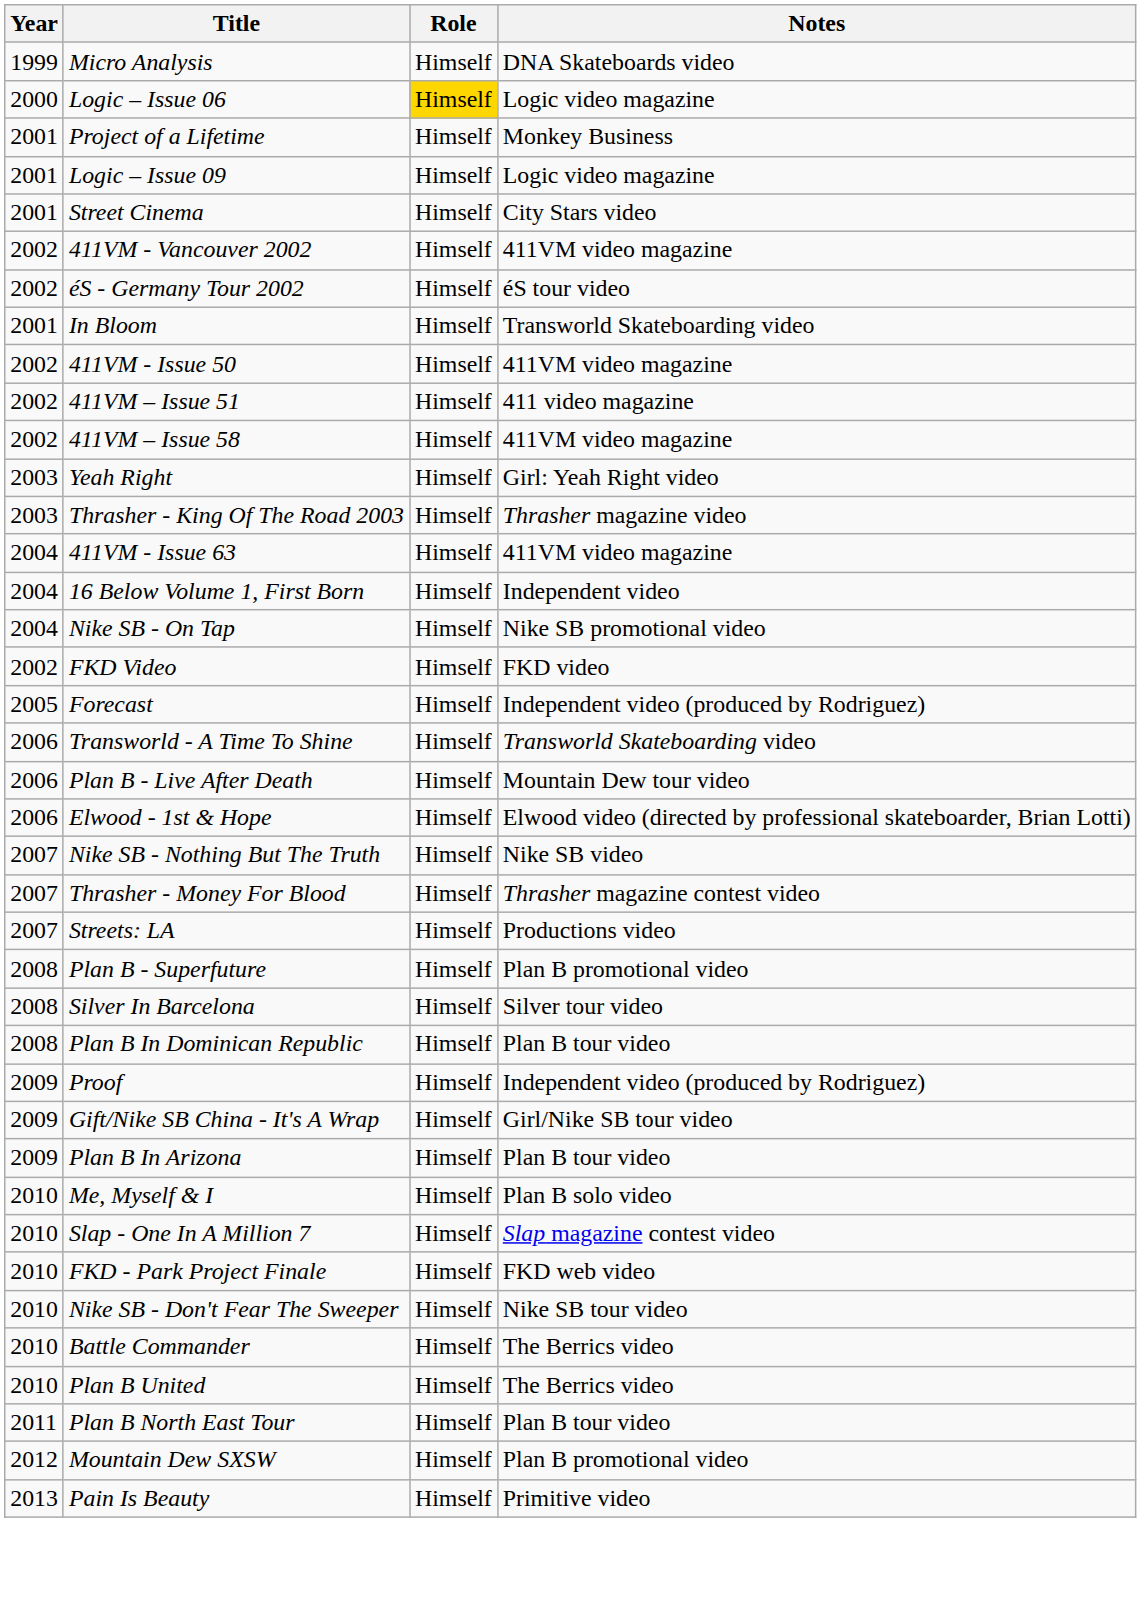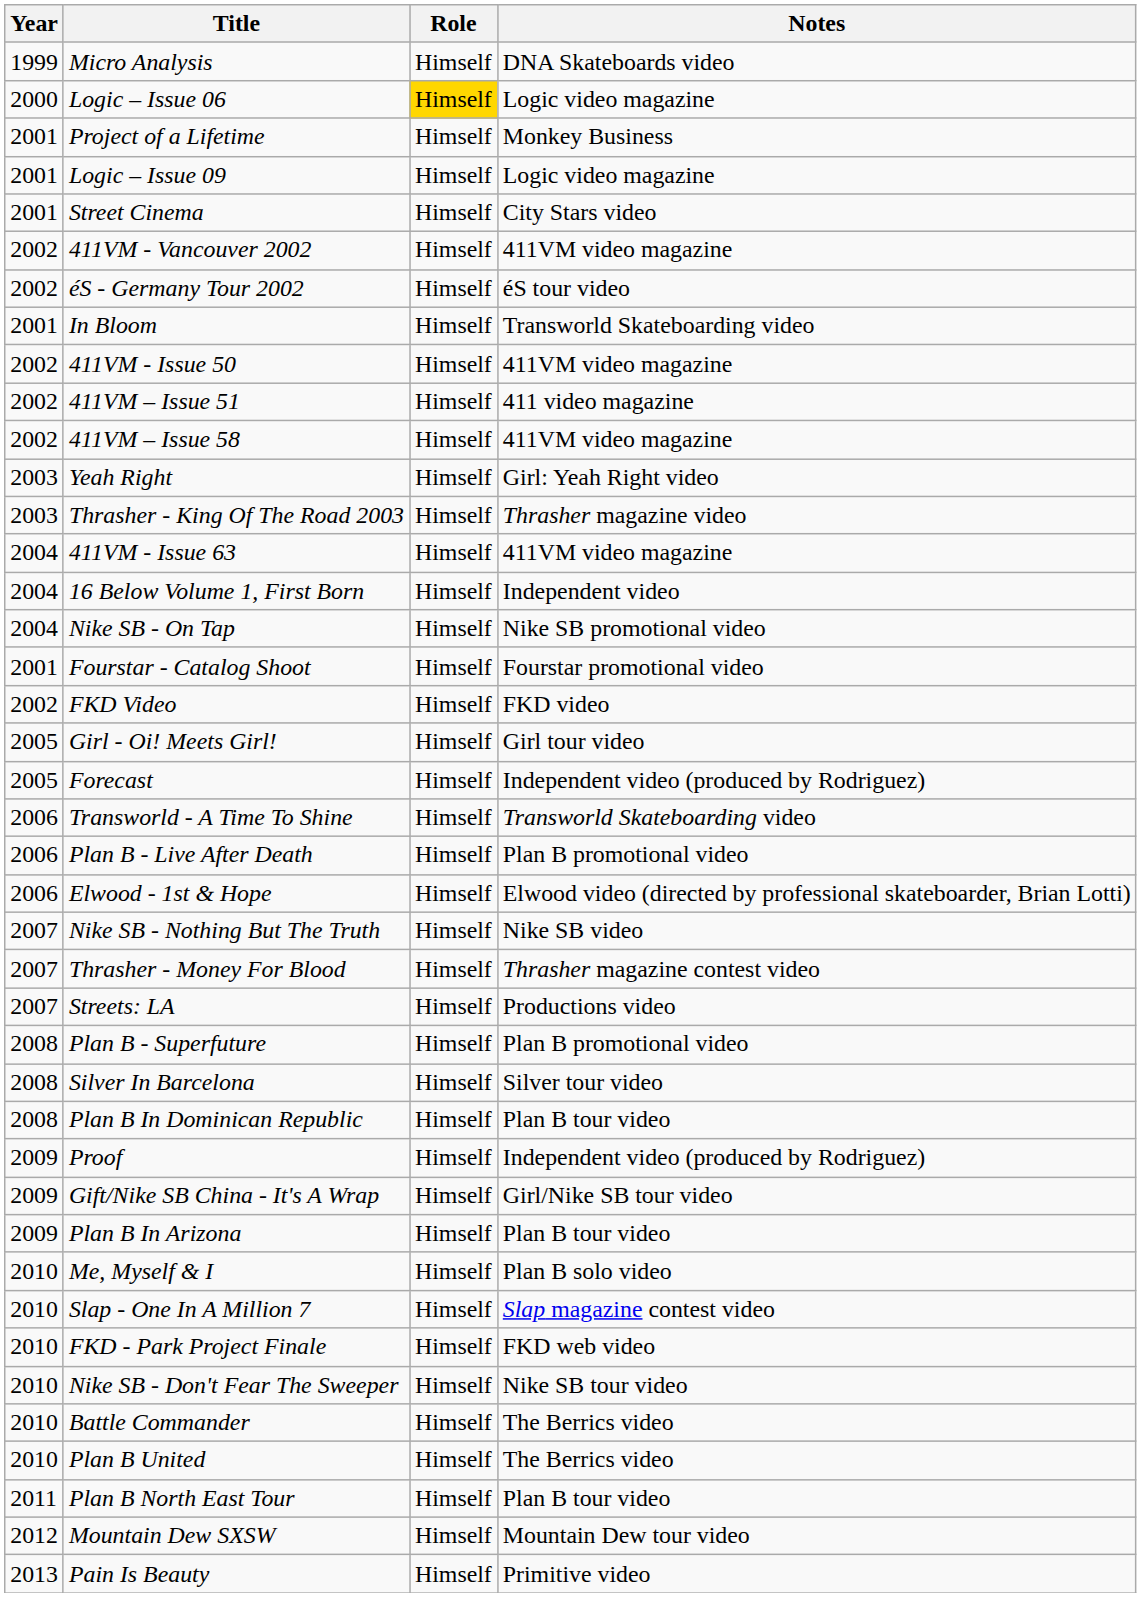+ row: (190, 666)
+ row: (173, 741)
(626, 779) Mountain Dew tour video -> (626, 855) Plan B promotional video
(626, 1460) Plan B promotional video -> (626, 1535) Mountain Dew tour video
